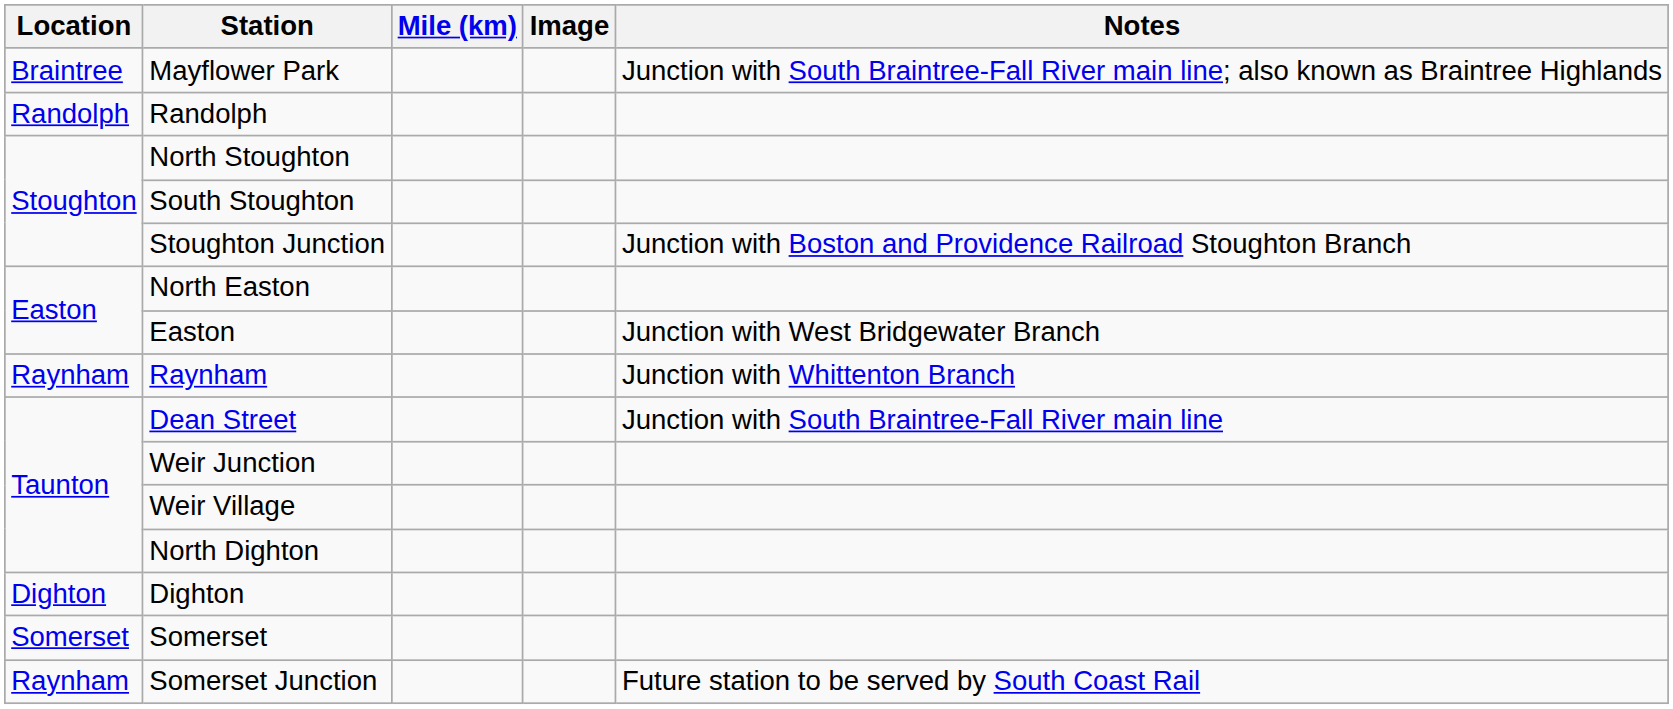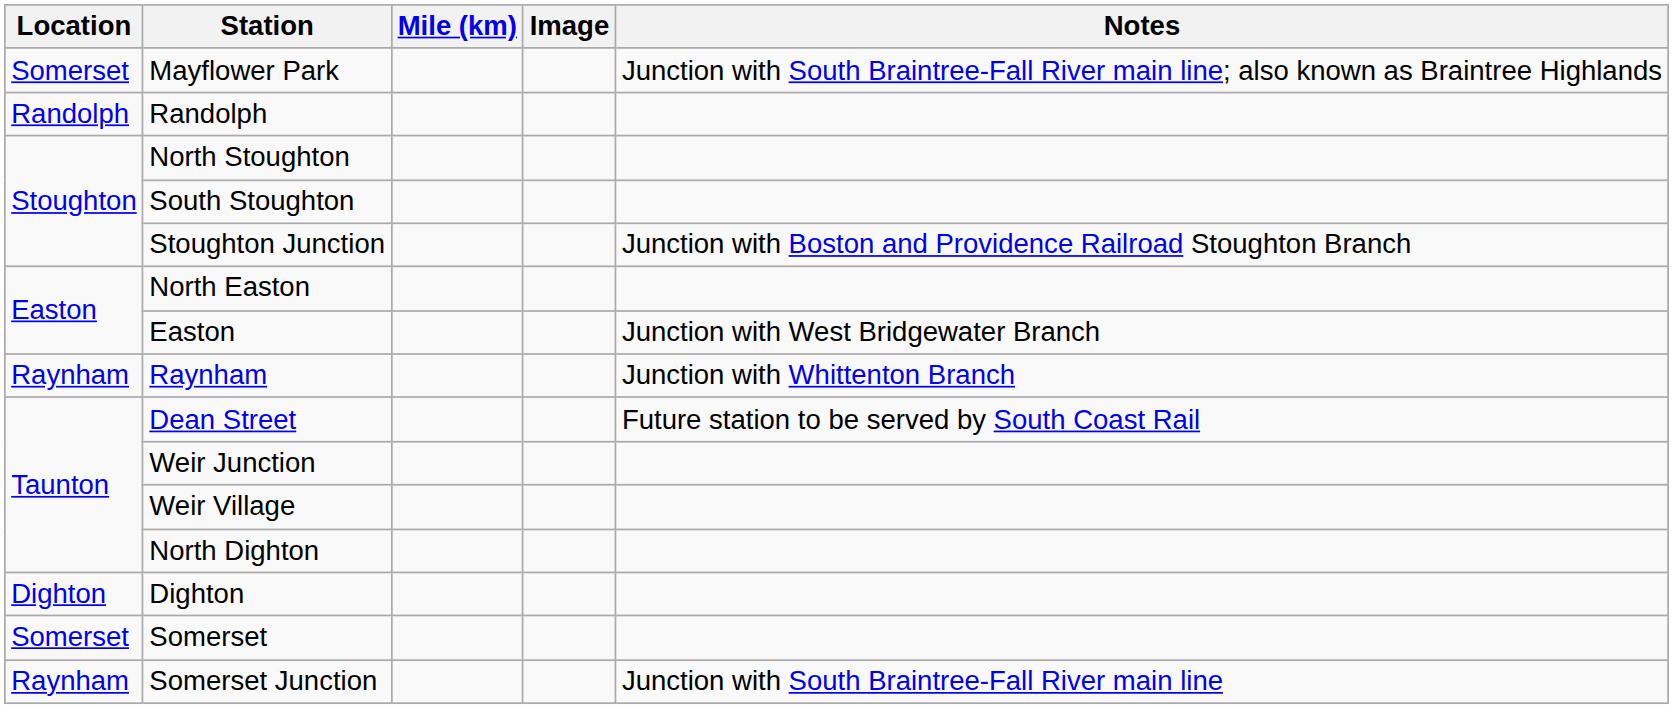(67, 69) Braintree -> (70, 69) Somerset
(922, 419) Junction with South Braintree-Fall River main line -> (911, 419) Future station to be served by South Coast Rail
(911, 680) Future station to be served by South Coast Rail -> (922, 680) Junction with South Braintree-Fall River main line
